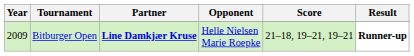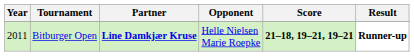(17, 36) 2009 -> (17, 36) 2011
(309, 36) normal -> (309, 36) bold
